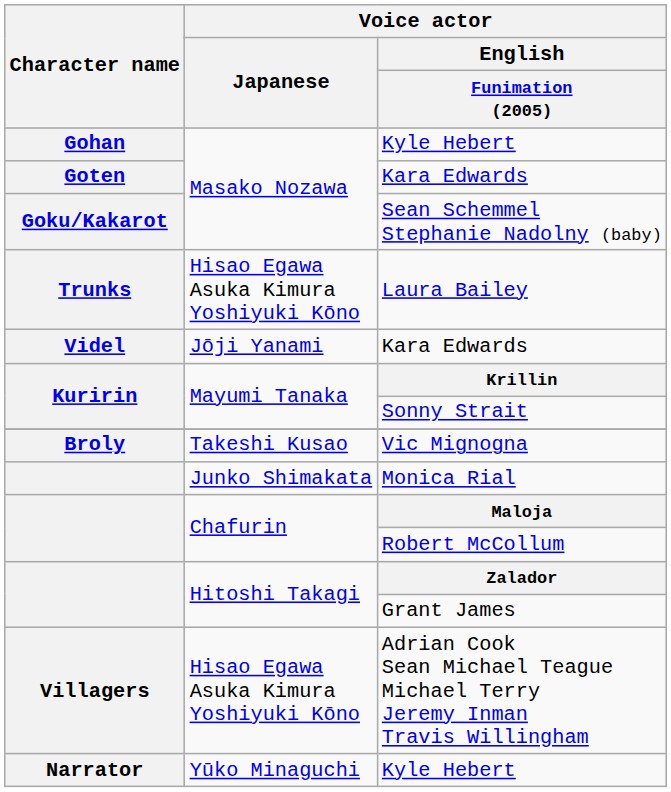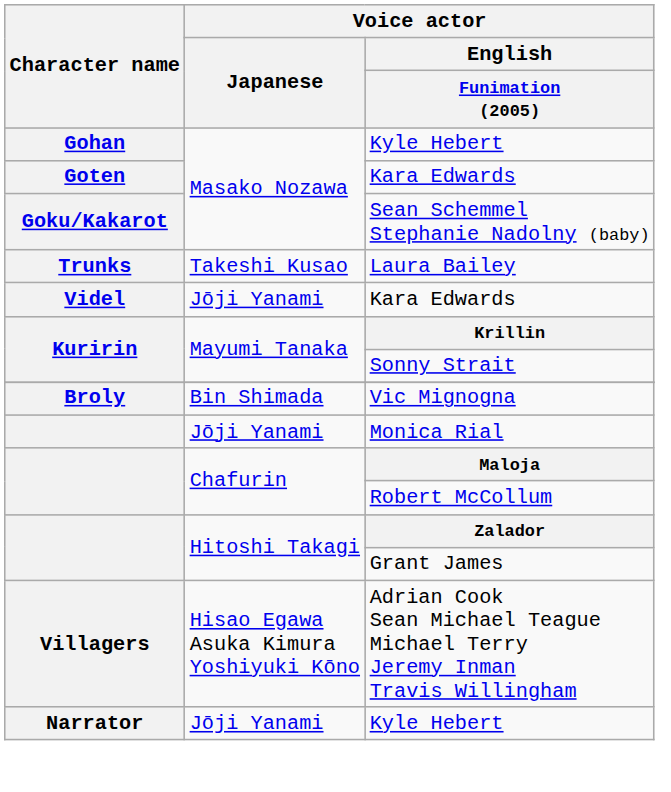(275, 290) Hisao Egawa Asuka Kimura Yoshiyuki Kōno -> (269, 266) Takeshi Kusao
(269, 445) Takeshi Kusao -> (257, 399) Bin Shimada
(281, 478) Junko Shimakata -> (257, 432) Jōji Yanami
(275, 770) Yūko Minaguchi -> (257, 724) Jōji Yanami
